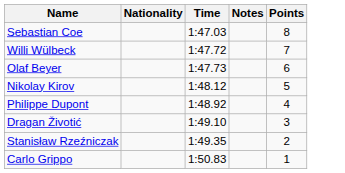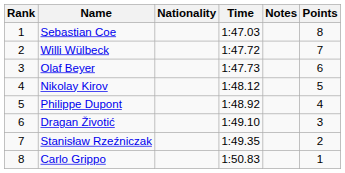+ column: (21, 13)
